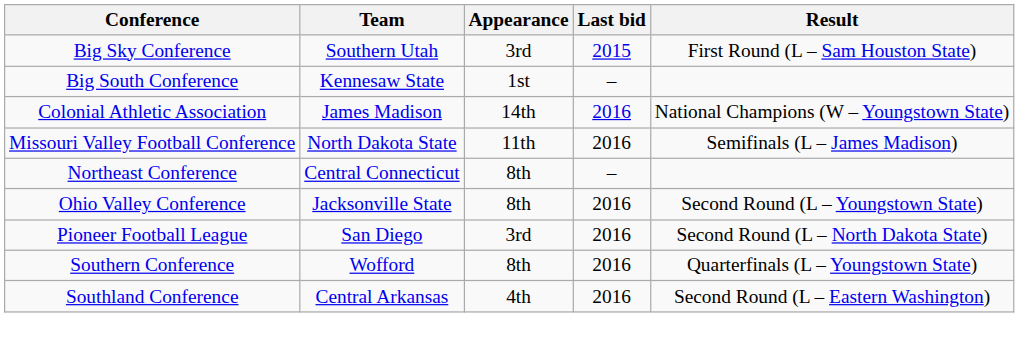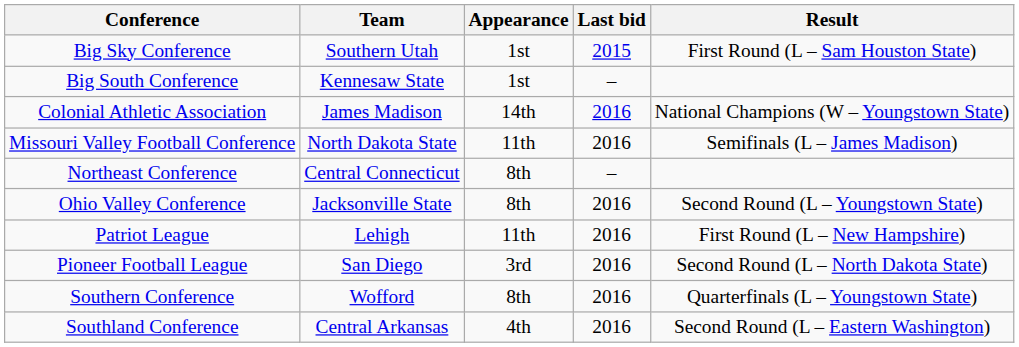(519, 50) 3rd -> (519, 50) 1st
+ row: (152, 234)
